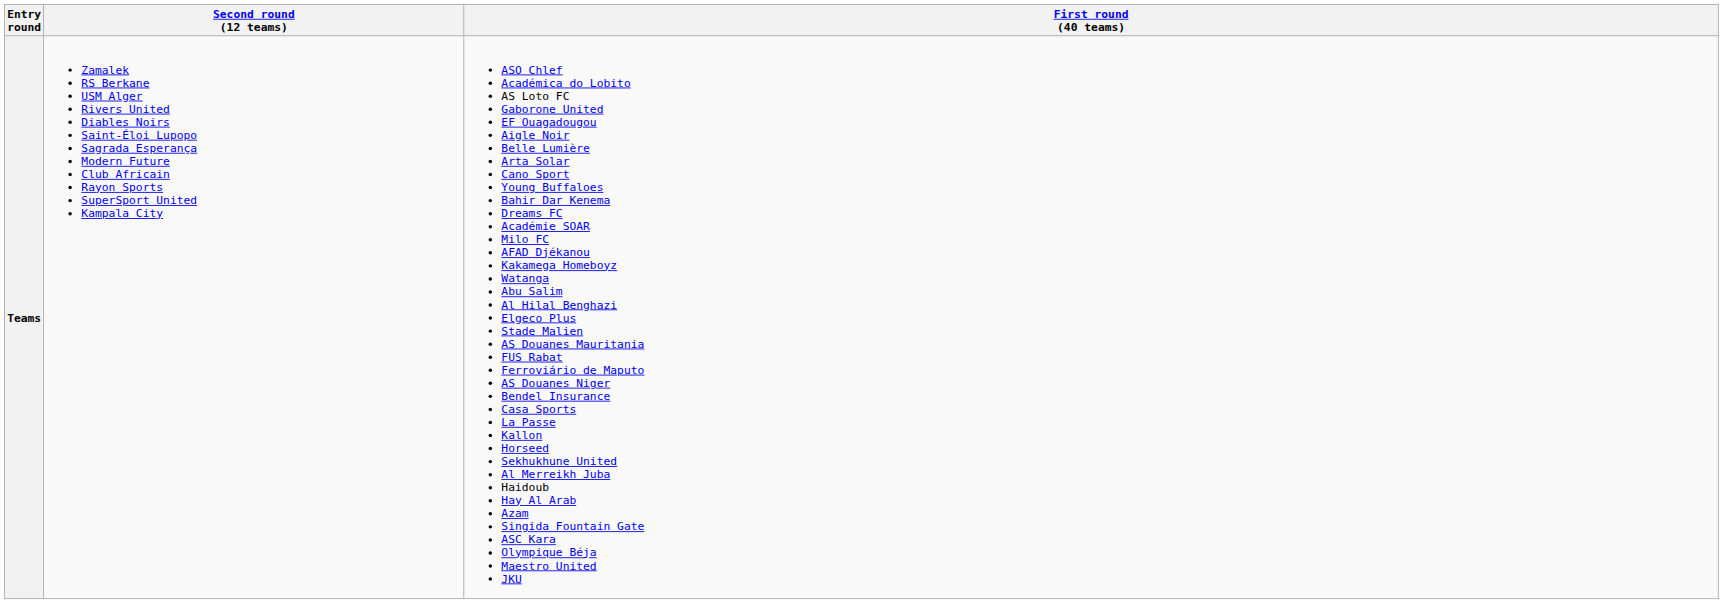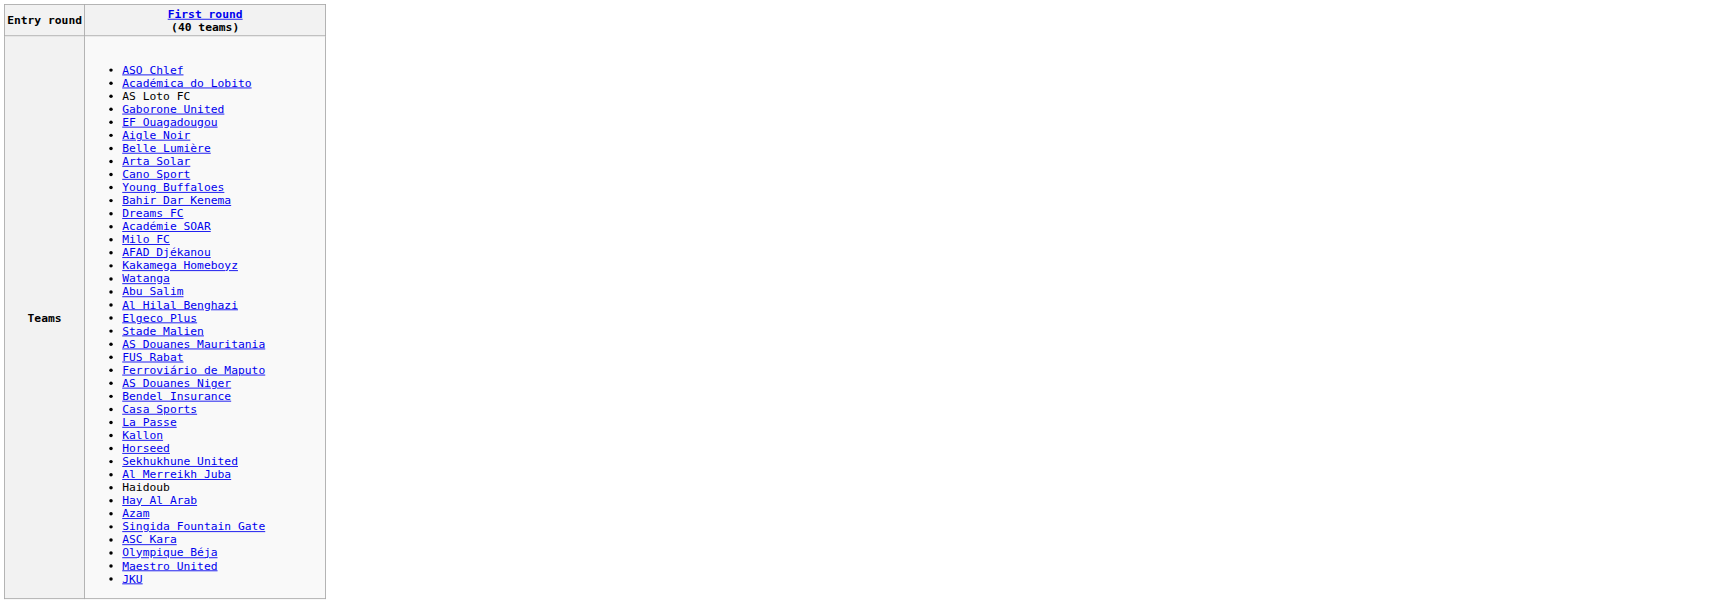- column: (254, 20)
